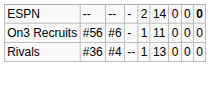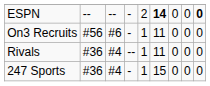(160, 14) normal -> (160, 14) bold
(160, 52) 13 -> (159, 52) 11
+ row: (36, 71)
